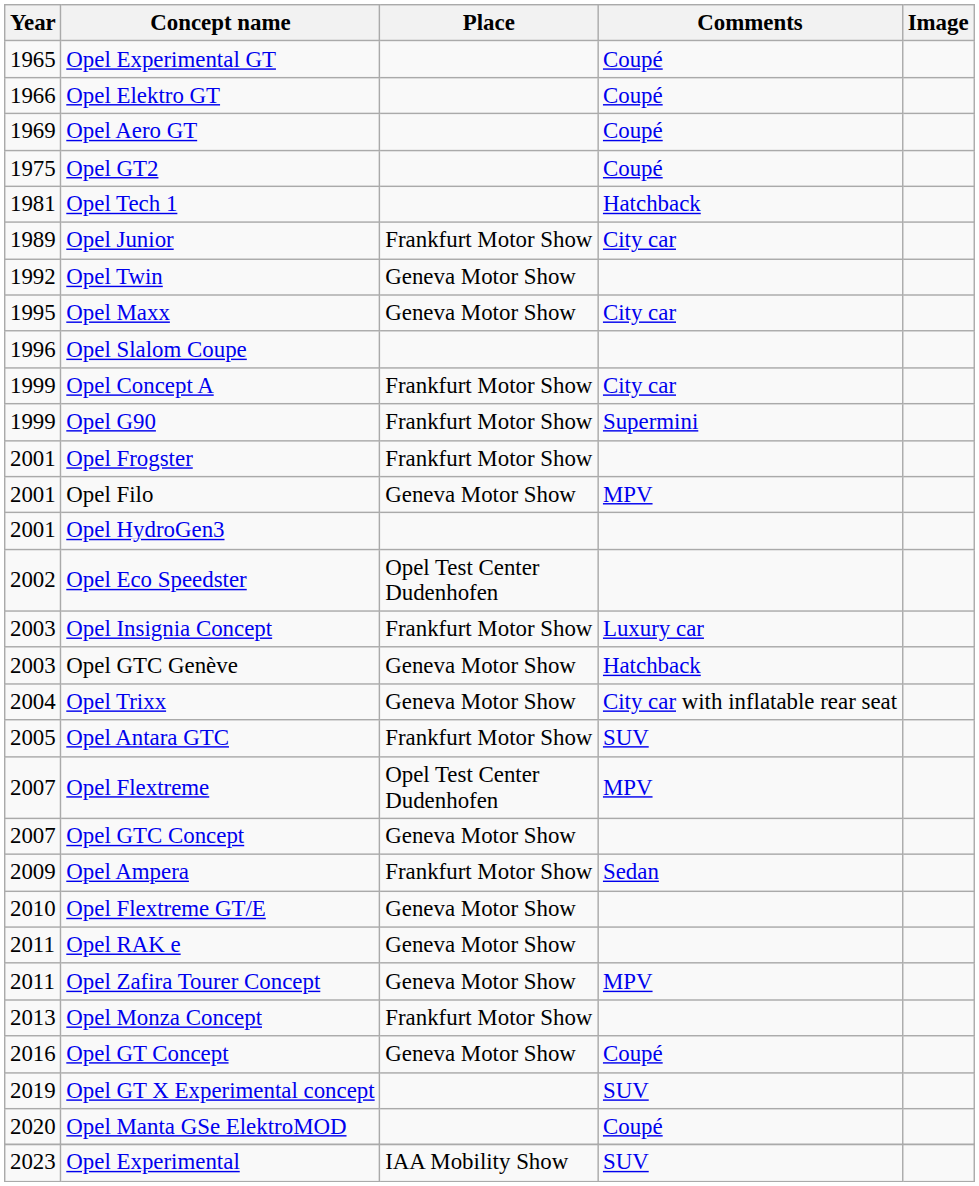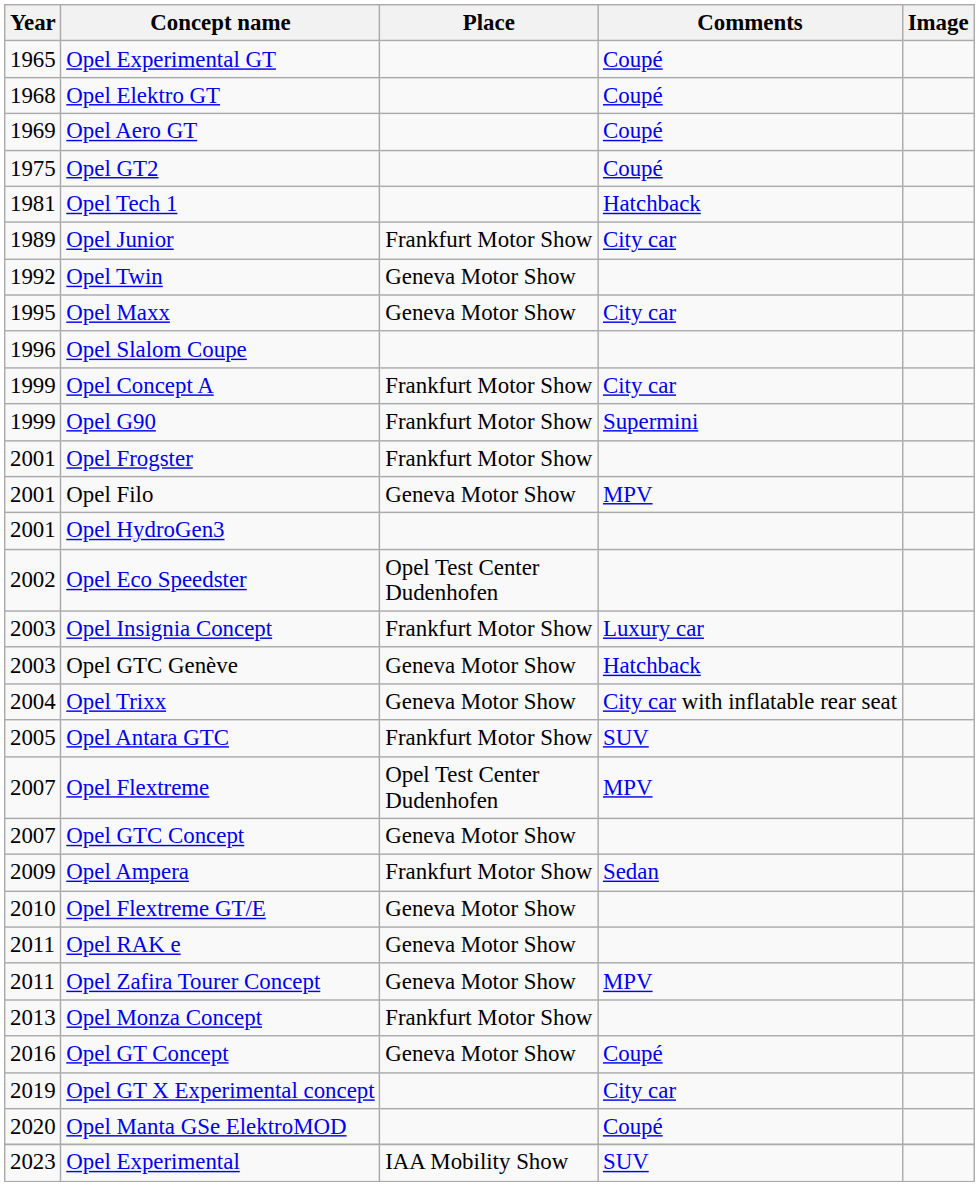(33, 95) 1966 -> (33, 95) 1968
(626, 1090) SUV -> (639, 1090) City car
